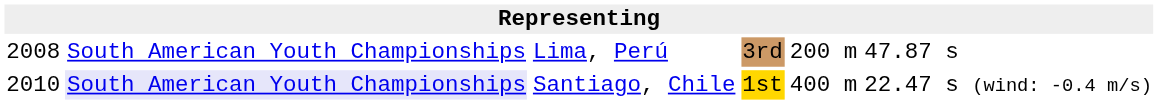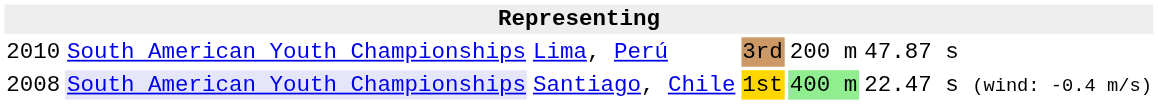(33, 52) 2008 -> (33, 52) 2010
(33, 85) 2010 -> (33, 85) 2008
(823, 85) no background -> (823, 85) lightgreen background
